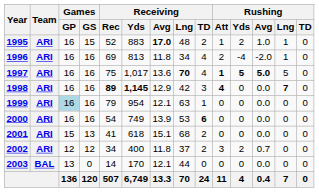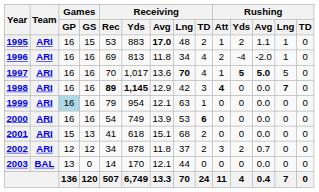(111, 42) 52 -> (111, 42) 53
(264, 42) 1.0 -> (264, 42) 1.1
(111, 73) 75 -> (111, 73) 70
(221, 73) bold -> (221, 73) normal
(136, 149) 400 -> (136, 149) 878
